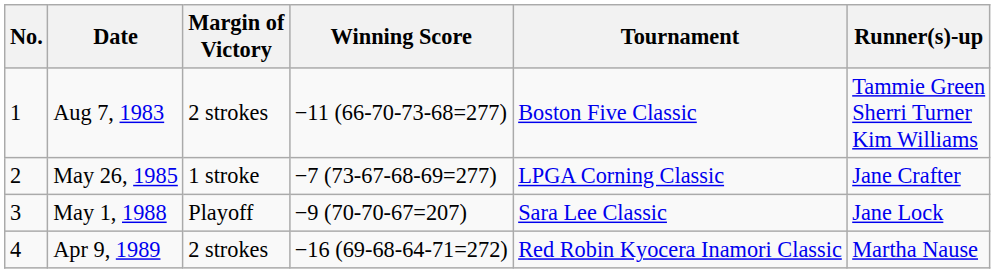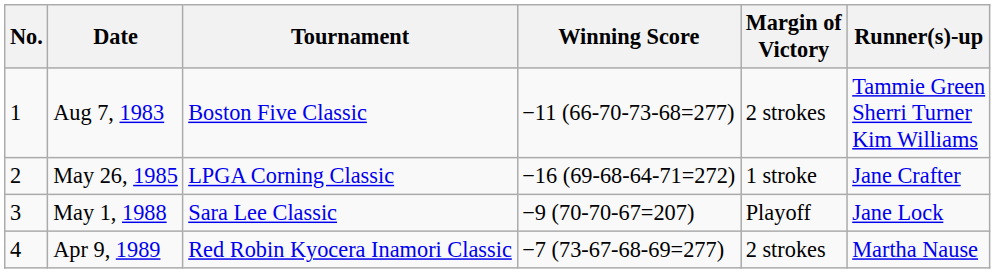columns swapped: (680, 36) <-> (236, 36)
(396, 176) −7 (73-67-68-69=277) -> (629, 176) −16 (69-68-64-71=272)
(401, 249) −16 (69-68-64-71=272) -> (623, 249) −7 (73-67-68-69=277)
